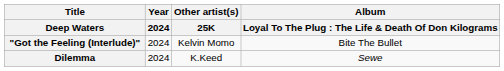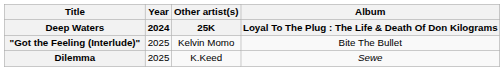(159, 43) 2024 -> (159, 43) 2025
(159, 58) 2024 -> (159, 58) 2025
